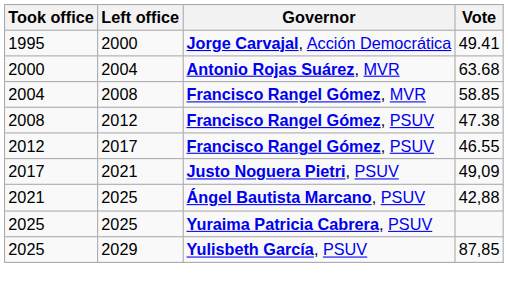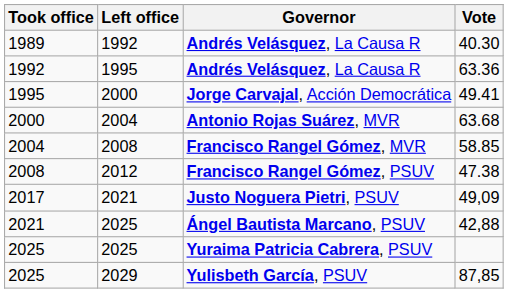+ row: (479, 43)
+ row: (479, 69)
- row: (479, 146)
